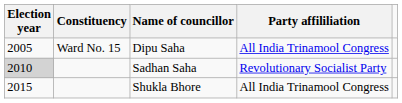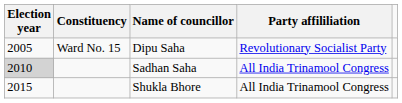(314, 48) All India Trinamool Congress -> (313, 48) Revolutionary Socialist Party
(313, 68) Revolutionary Socialist Party -> (314, 68) All India Trinamool Congress
